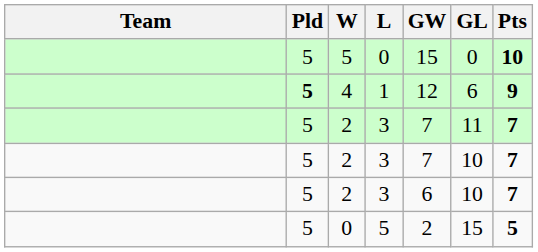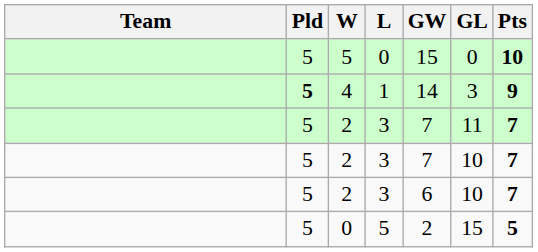(427, 90) 12 -> (427, 90) 14
(472, 90) 6 -> (472, 90) 3
